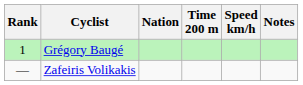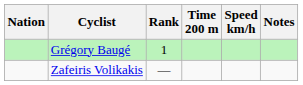columns swapped: (23, 22) <-> (160, 22)
